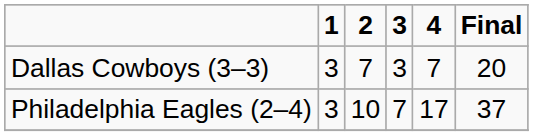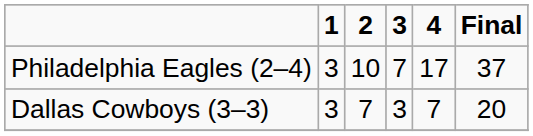rows swapped: (140, 67) <-> (161, 109)
